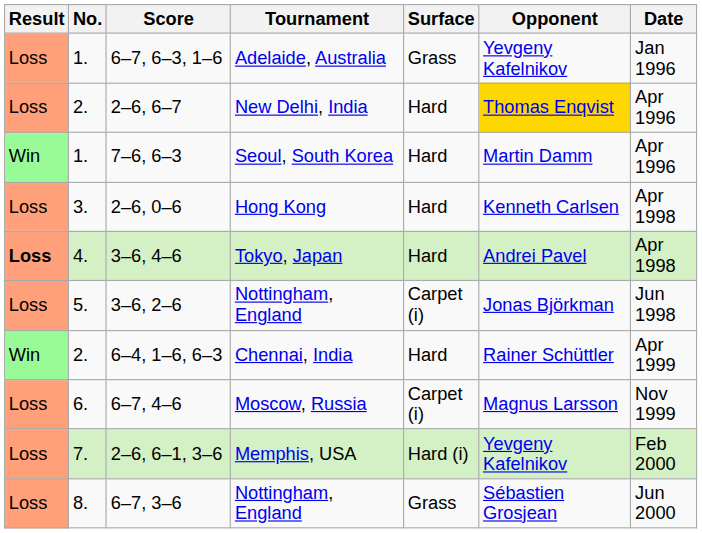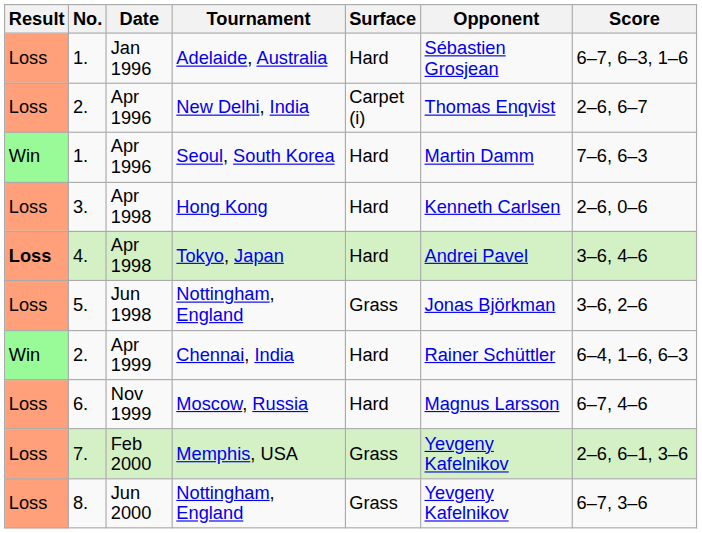columns swapped: (664, 18) <-> (169, 18)
(432, 58) Grass -> (369, 58) Hard
(525, 58) Yevgeny Kafelnikov -> (465, 58) Sébastien Grosjean
(428, 107) Hard -> (377, 107) Carpet (i)
(548, 107) gold background -> (490, 107) no background
(435, 305) Carpet (i) -> (374, 305) Grass
(435, 404) Carpet (i) -> (369, 404) Hard
(438, 453) Hard (i) -> (374, 453) Grass
(524, 503) Sébastien Grosjean -> (467, 503) Yevgeny Kafelnikov
